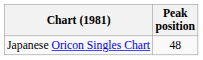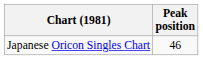(175, 45) 48 -> (175, 45) 46
